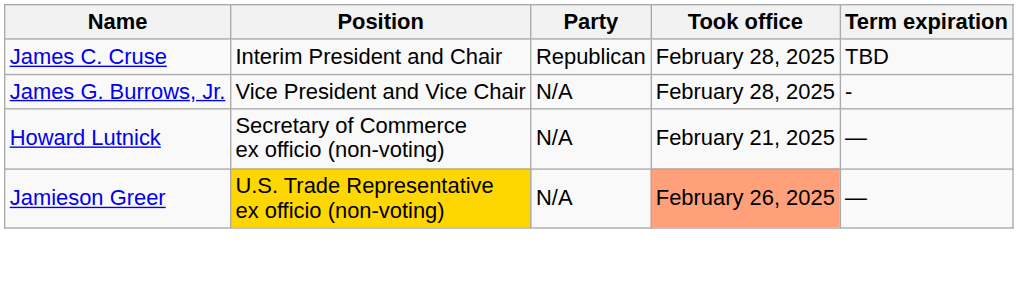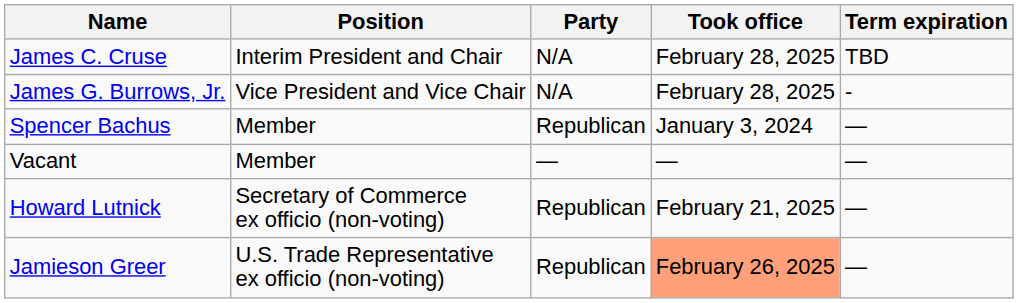(591, 56) Republican -> (554, 56) N/A
+ row: (90, 126)
+ row: (43, 160)
(554, 138) N/A -> (591, 208) Republican
(365, 197) gold background -> (365, 267) no background
(554, 197) N/A -> (591, 267) Republican
